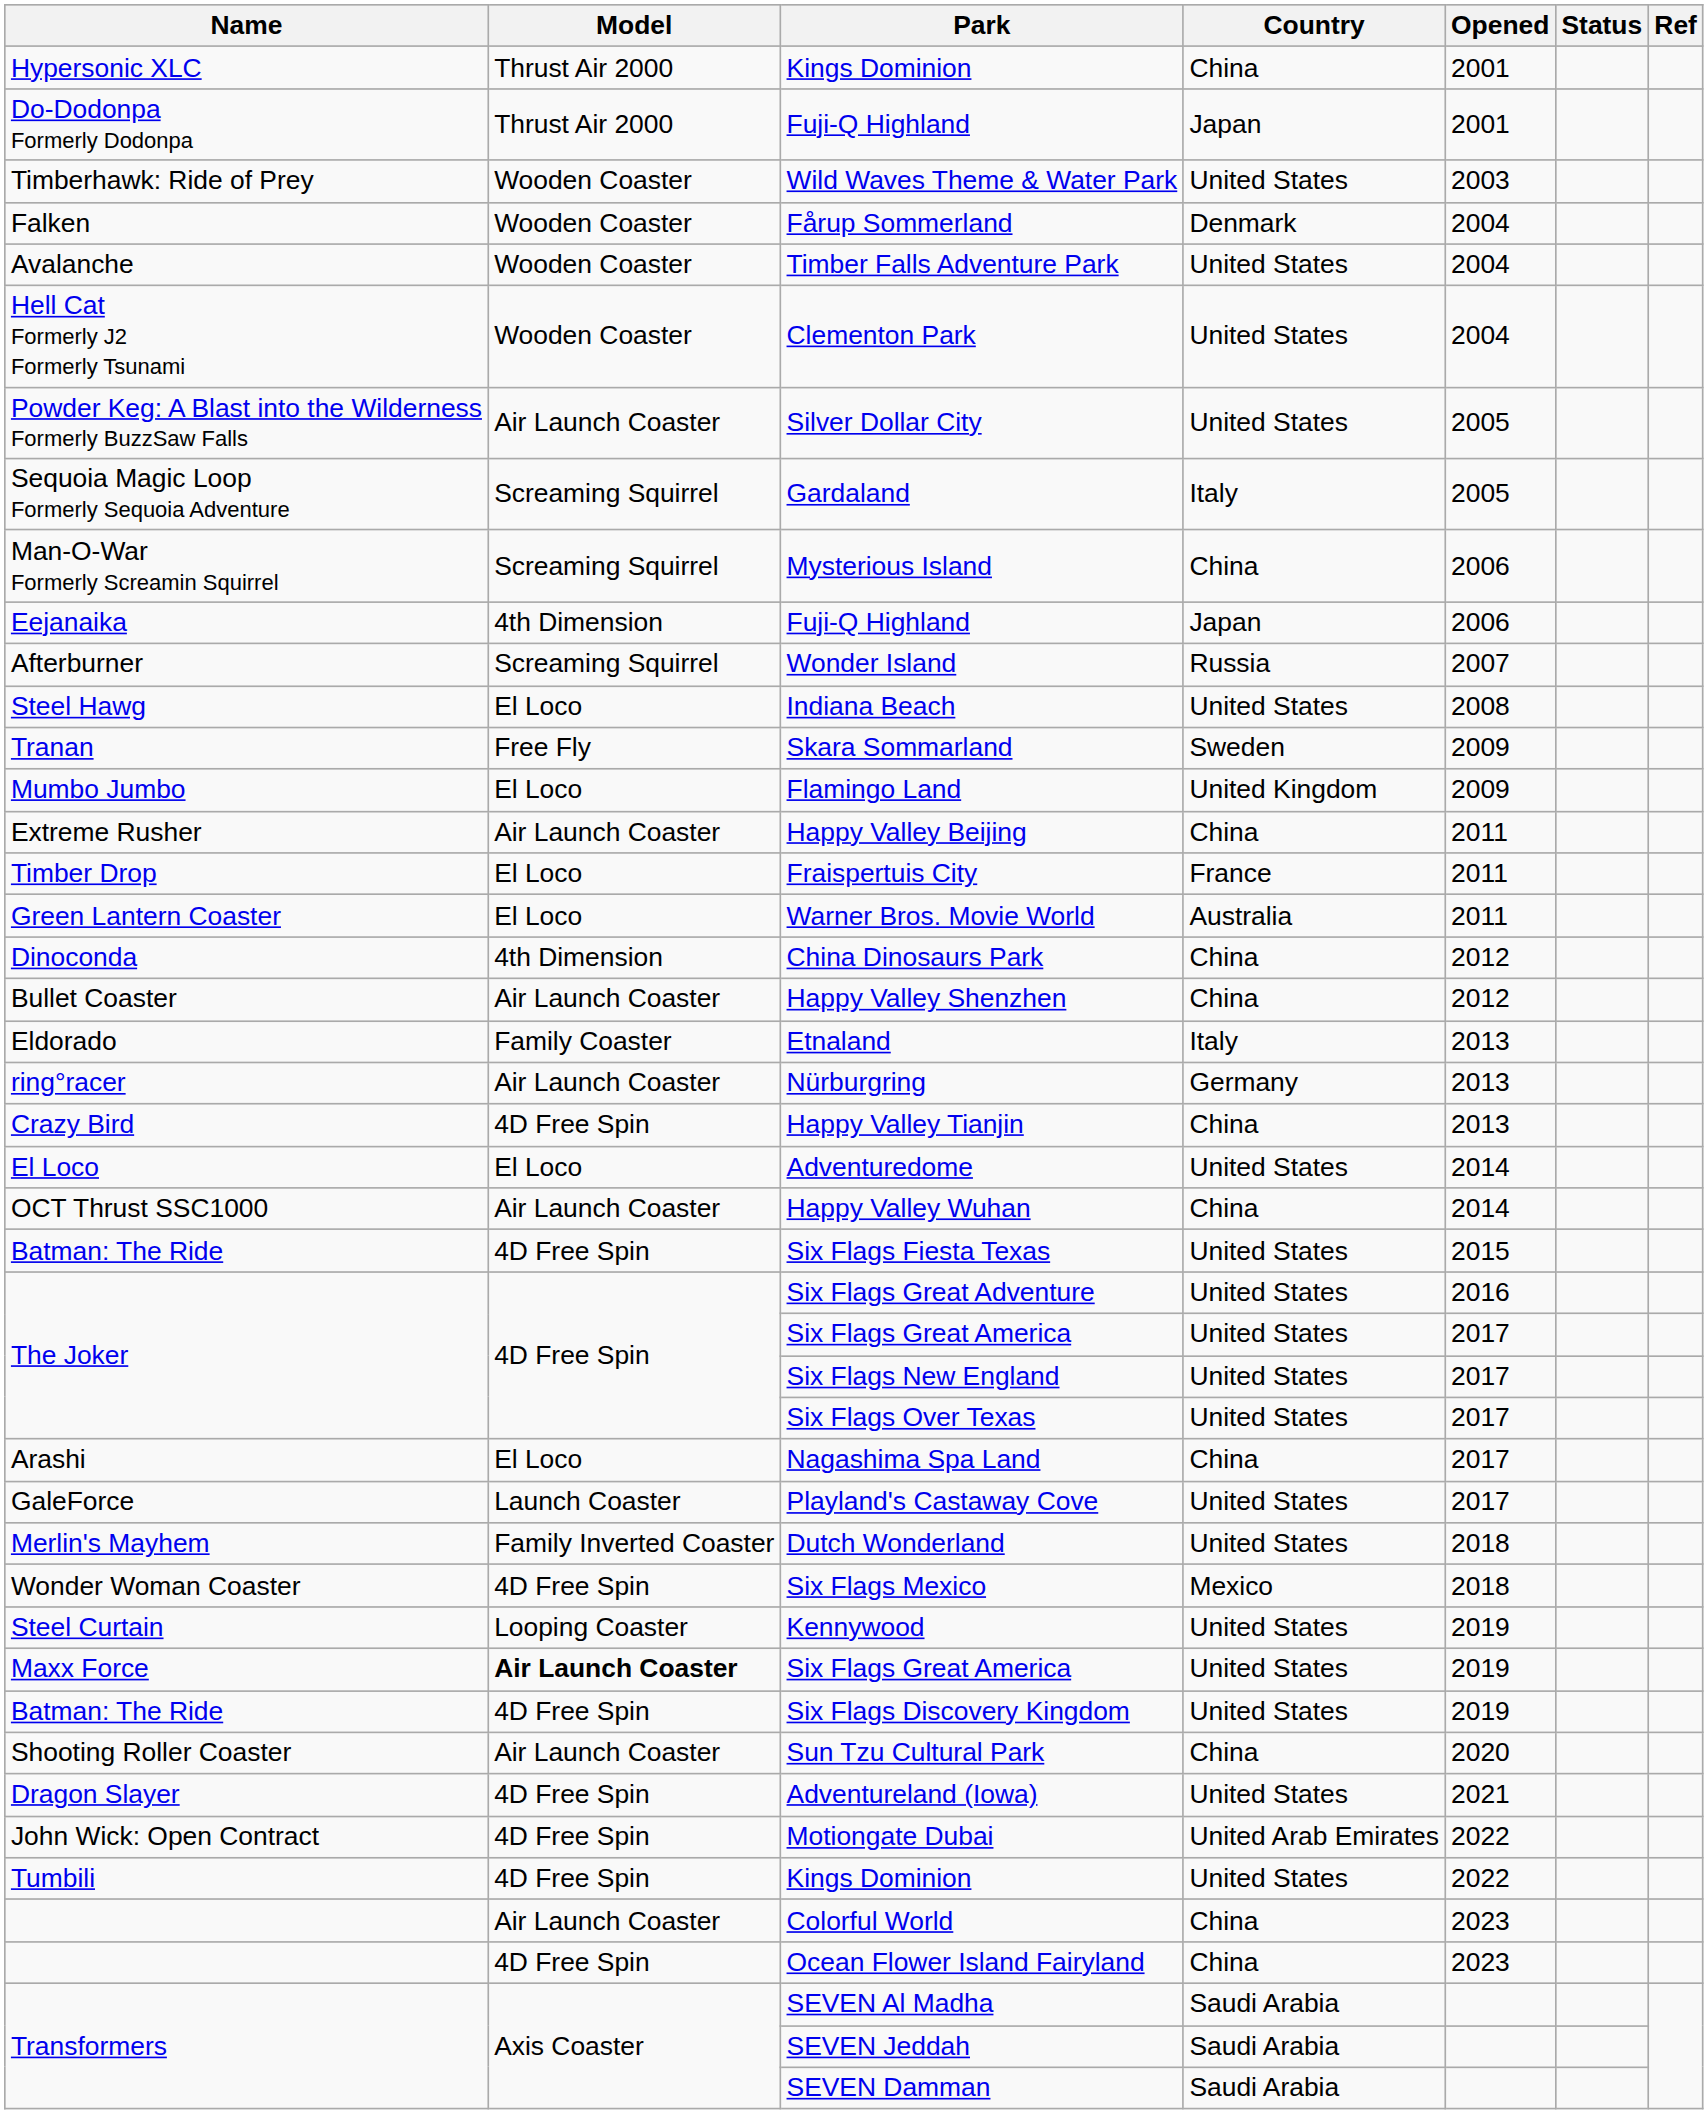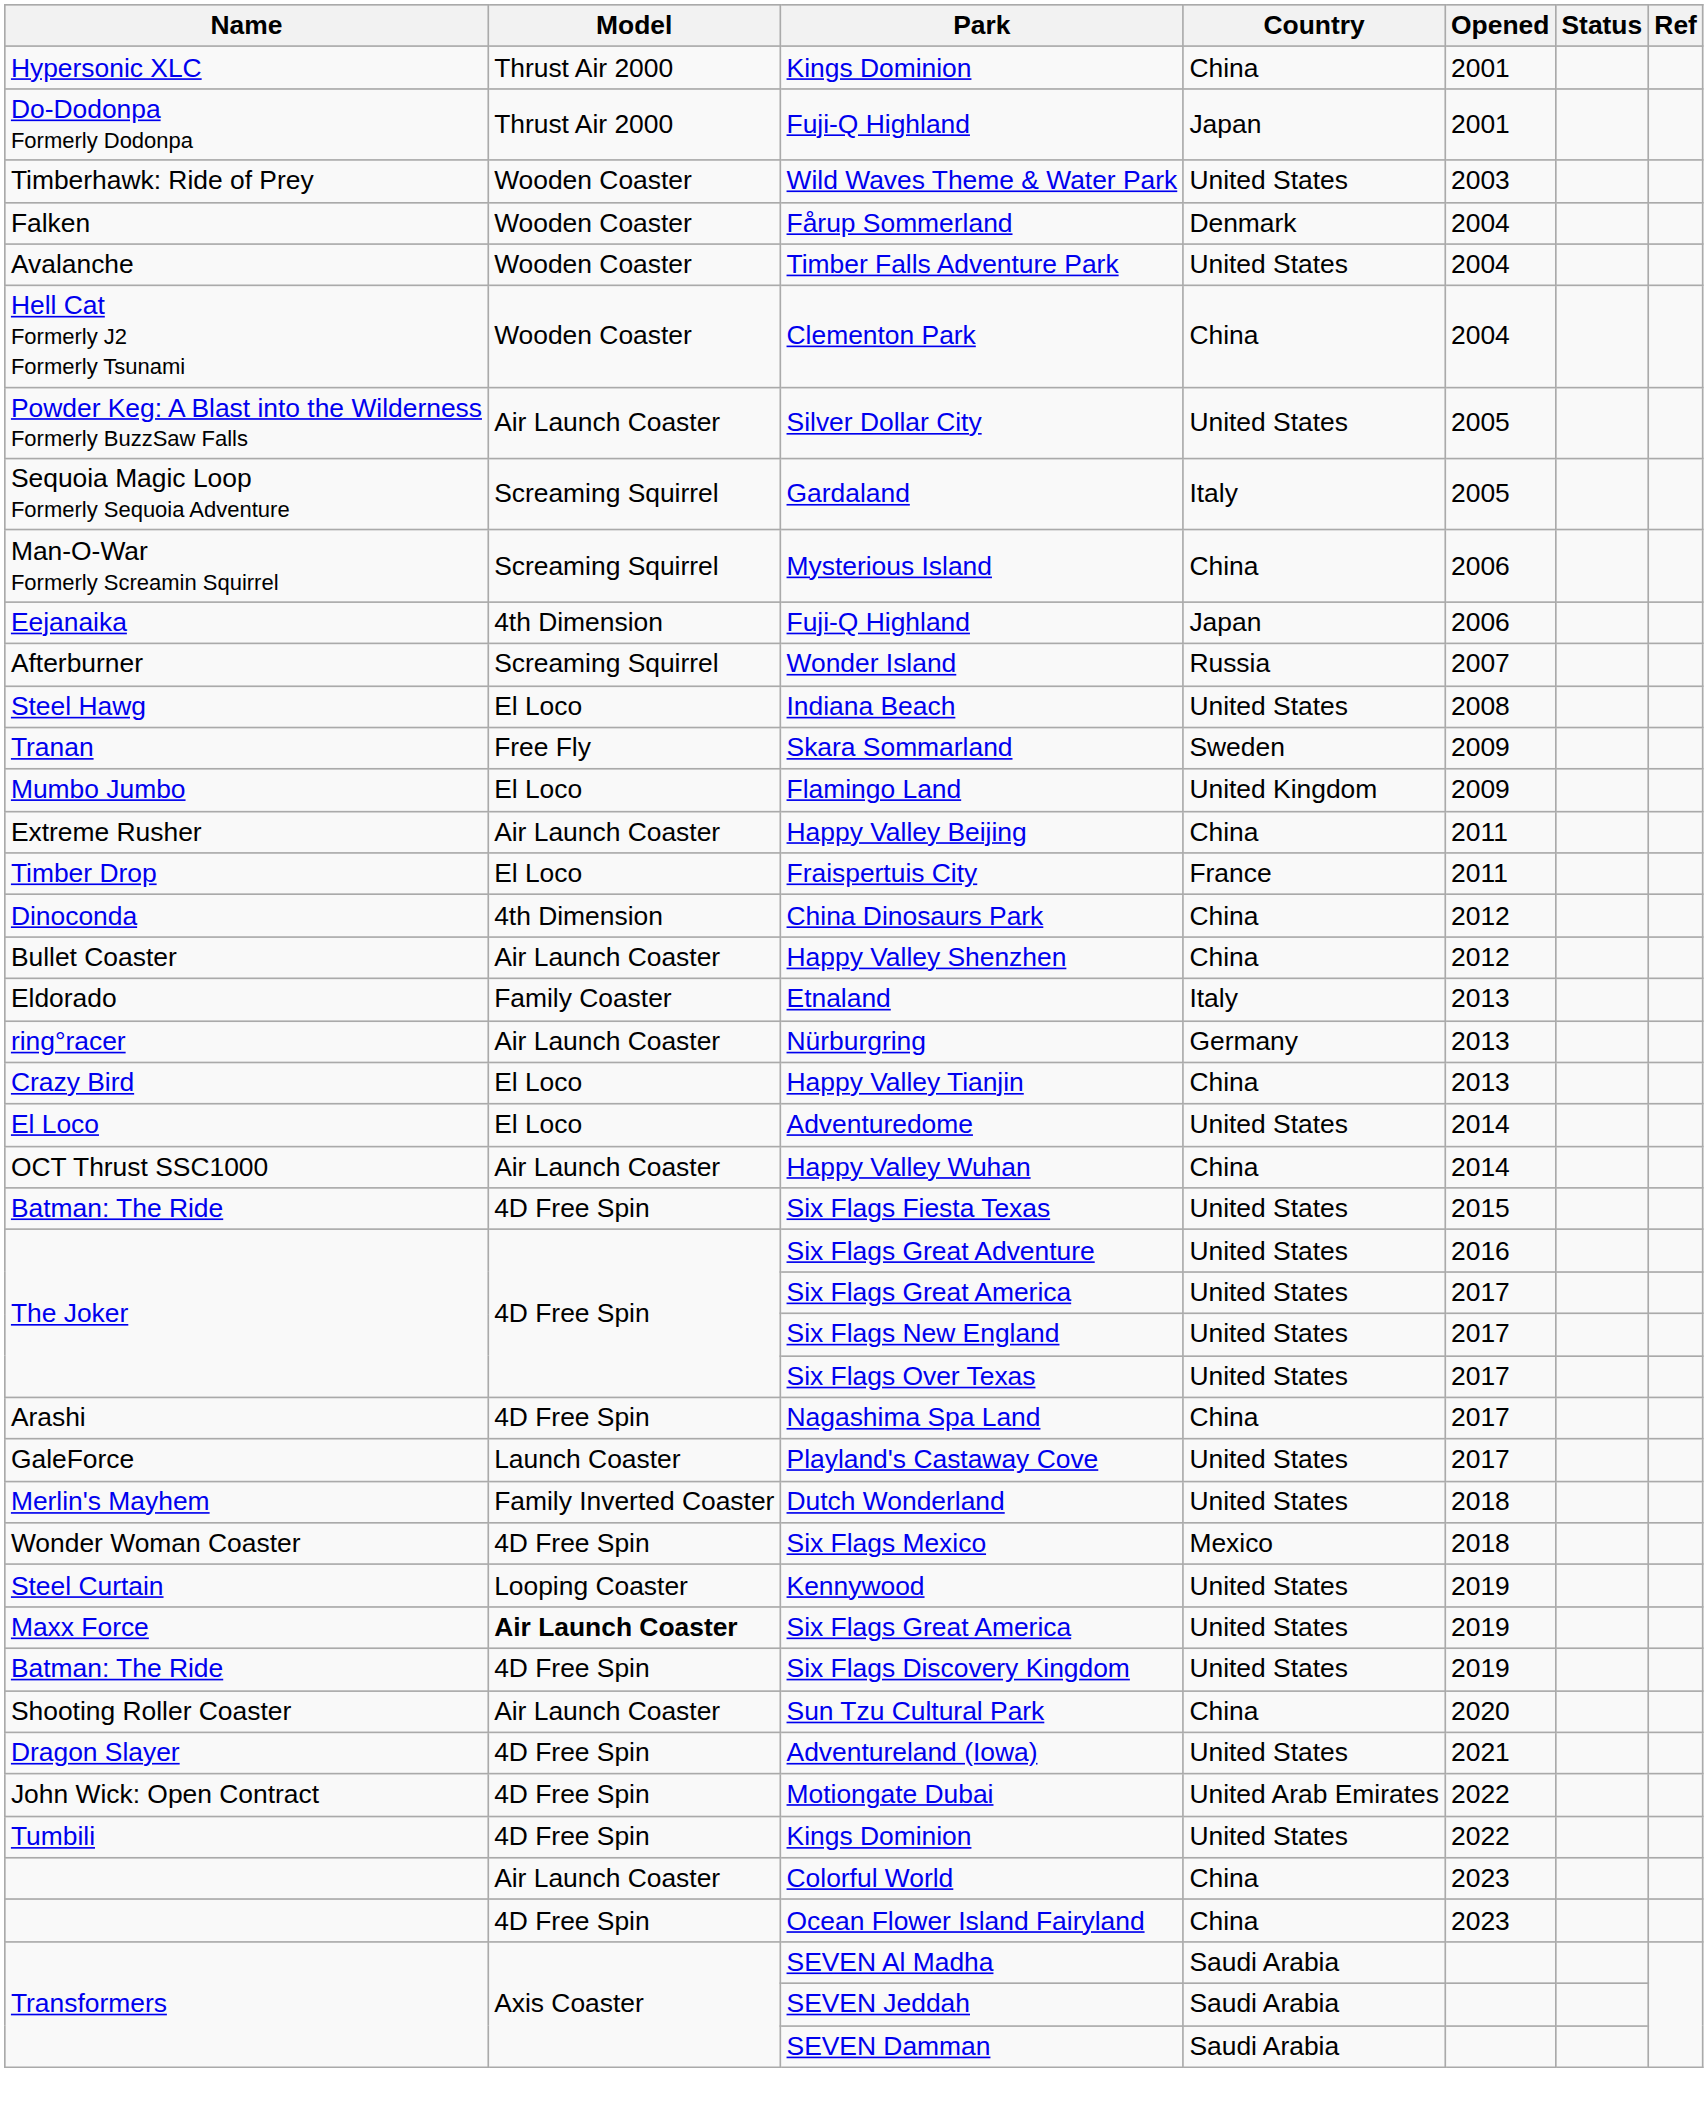(1269, 336) United States -> (1224, 336) China
- row: (146, 915)
(572, 1124) 4D Free Spin -> (538, 1082) El Loco
(538, 1459) El Loco -> (572, 1417) 4D Free Spin
